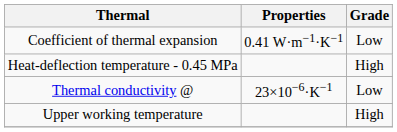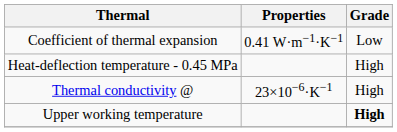(369, 90) Low -> (369, 90) High
(369, 115) normal -> (369, 115) bold
